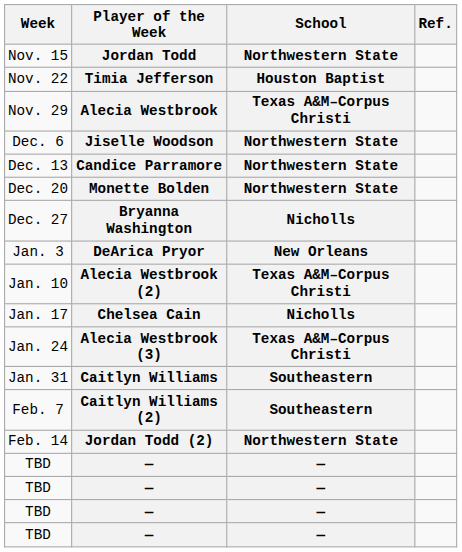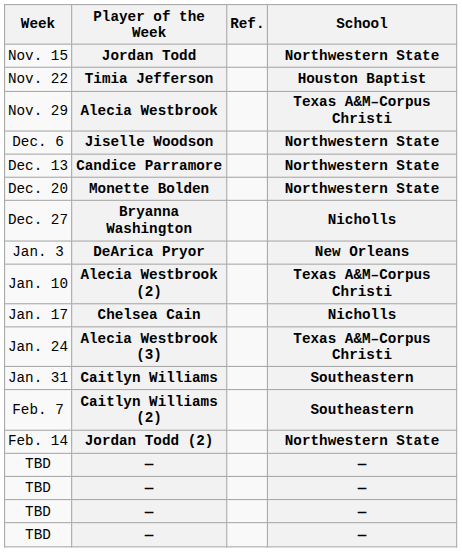columns swapped: (321, 24) <-> (436, 24)
